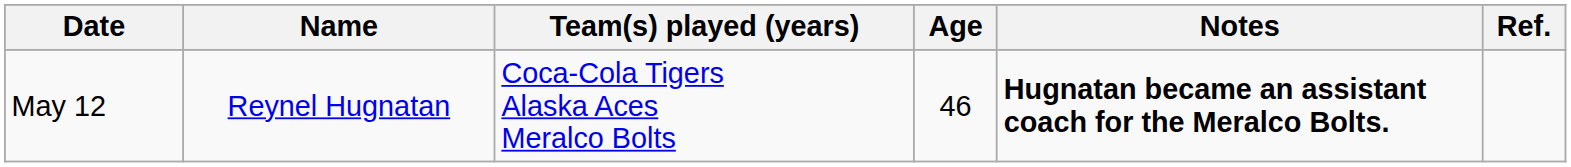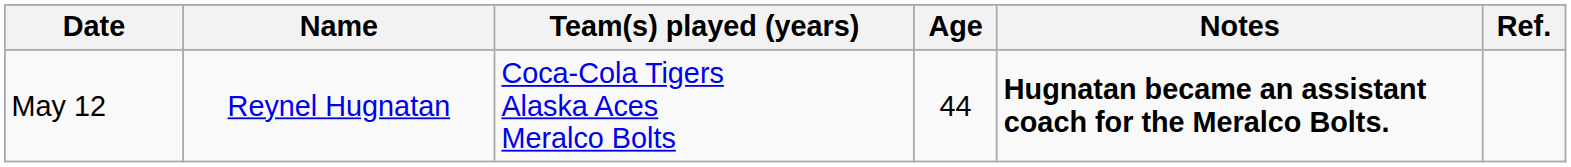(956, 105) 46 -> (956, 105) 44
